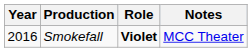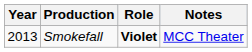(22, 36) 2016 -> (22, 36) 2013
